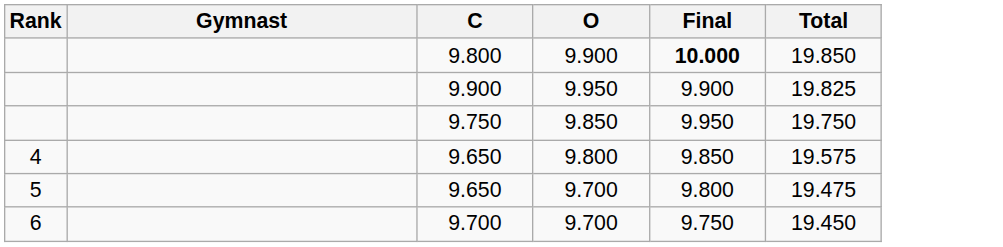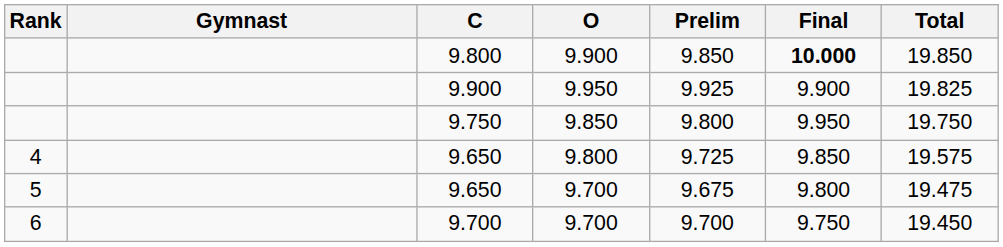+ column: (707, 21)
